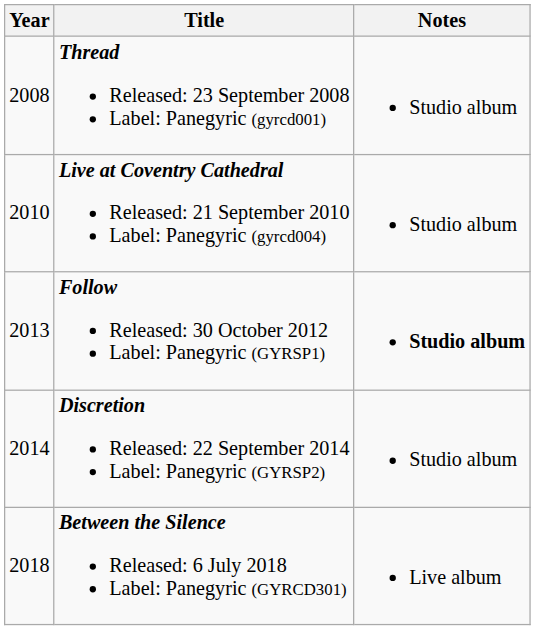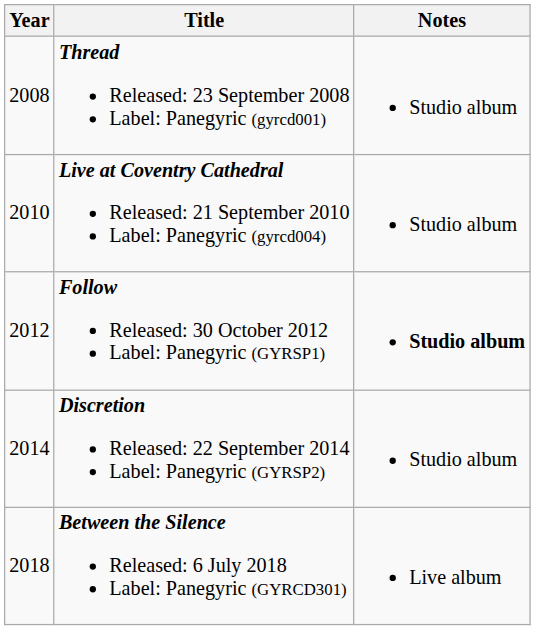(29, 330) 2013 -> (29, 330) 2012
